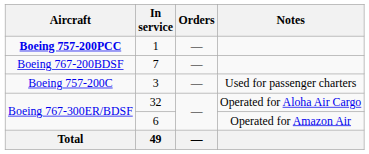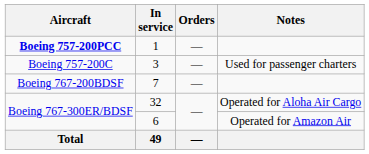rows swapped: (156, 83) <-> (156, 64)
